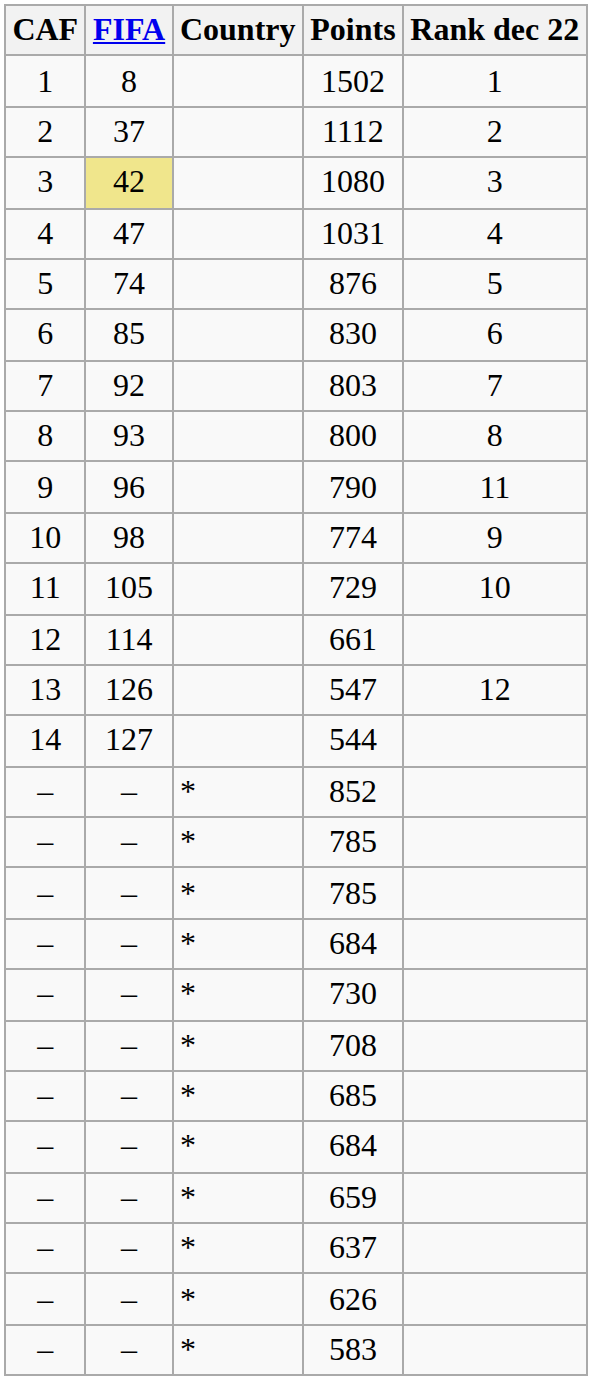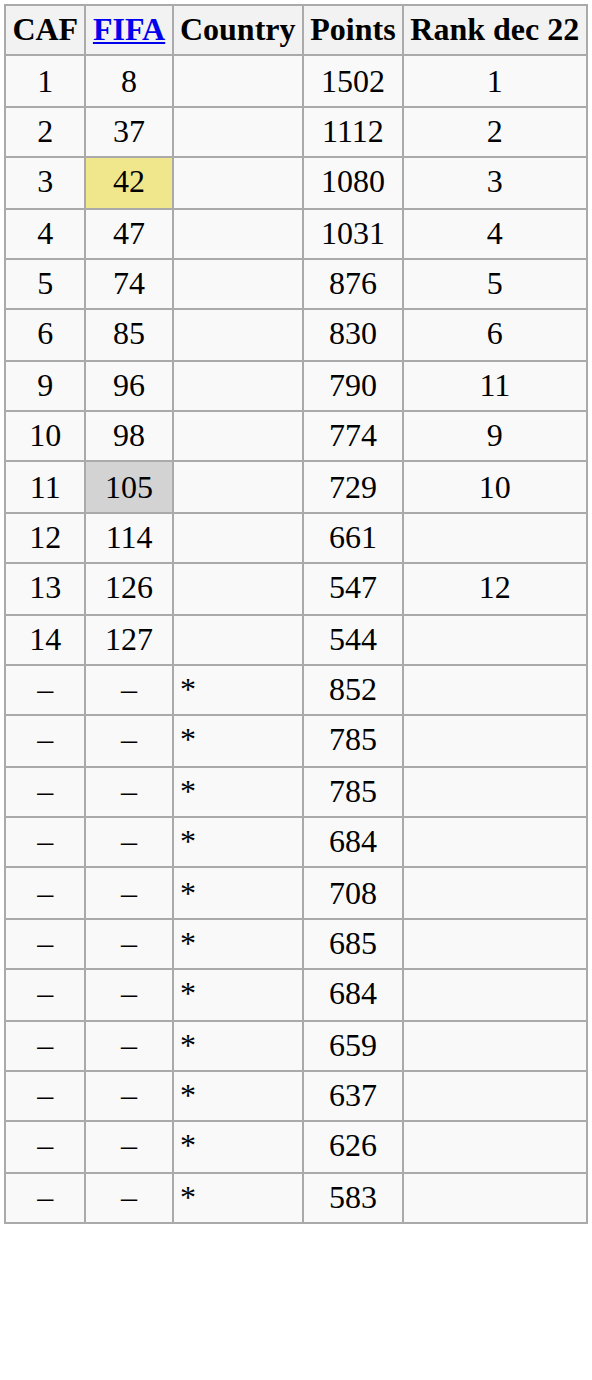- row: (45, 385)
- row: (45, 435)
(129, 588) no background -> (129, 486) lightgrey background
- row: (45, 994)
